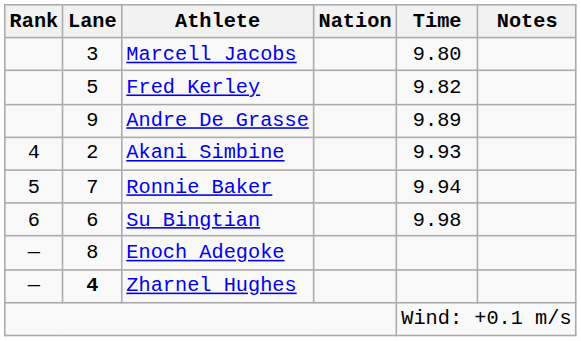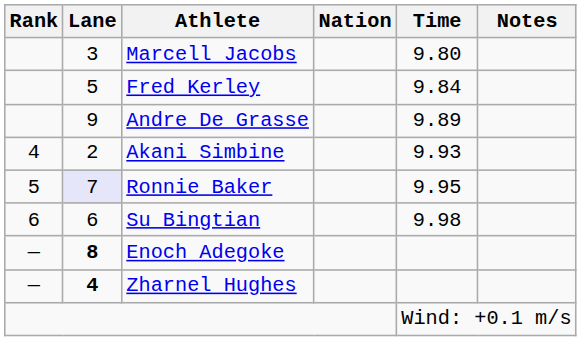(437, 87) 9.82 -> (437, 87) 9.84
(92, 187) no background -> (92, 187) lavender background
(437, 187) 9.94 -> (437, 187) 9.95
(92, 253) normal -> (92, 253) bold
